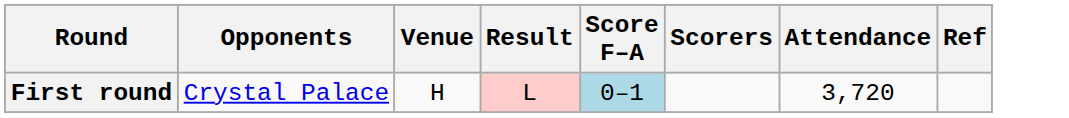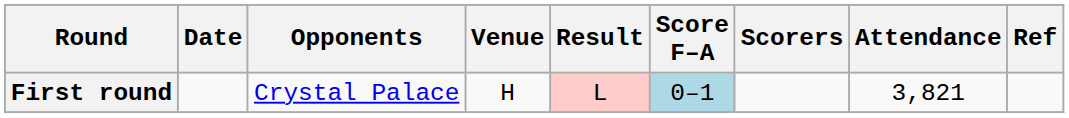+ column: (213, 39)
(858, 93) 3,720 -> (928, 93) 3,821
